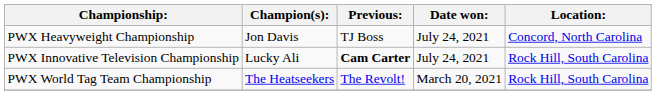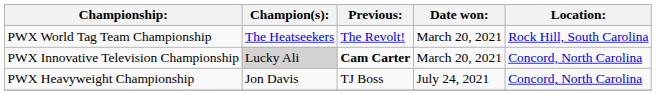rows swapped: (101, 36) <-> (109, 79)
(272, 57) no background -> (272, 57) lightgrey background
(453, 57) July 24, 2021 -> (459, 57) March 20, 2021
(578, 57) Rock Hill, South Carolina -> (575, 57) Concord, North Carolina
